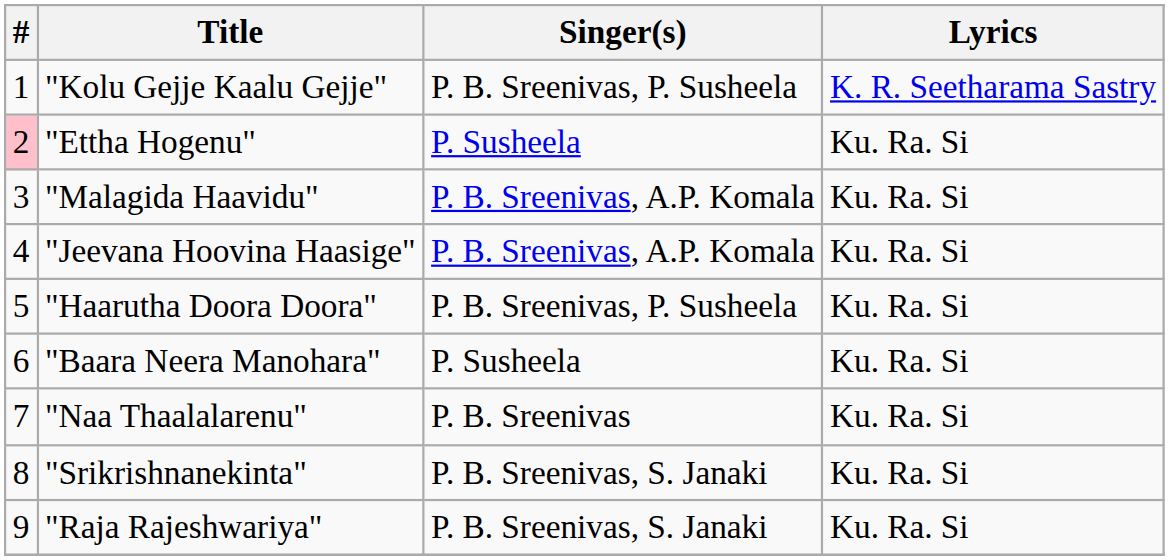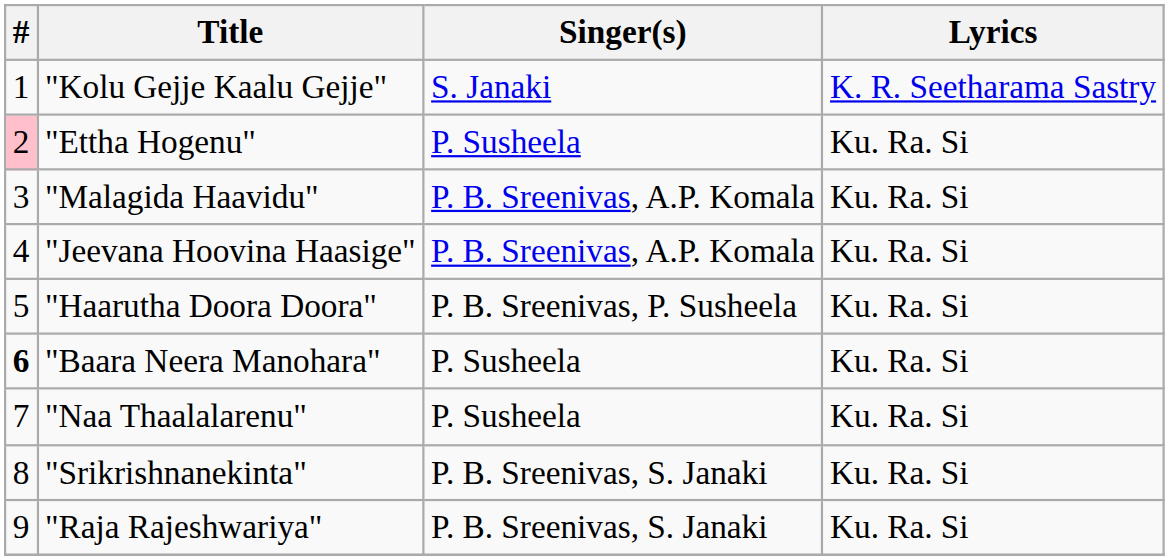(614, 87) P. B. Sreenivas, P. Susheela -> (491, 87) S. Janaki
(21, 361) normal -> (21, 361) bold
(531, 416) P. B. Sreenivas -> (506, 416) P. Susheela
